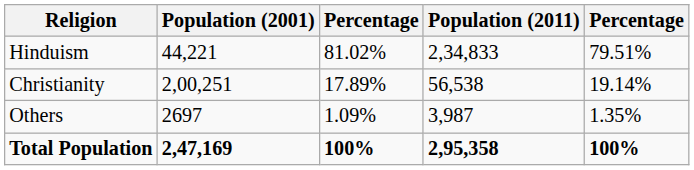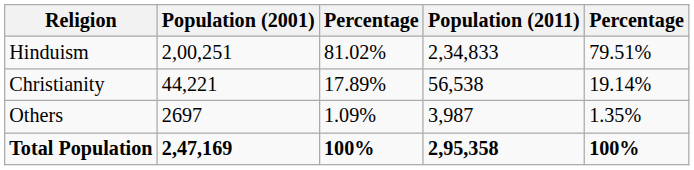(190, 52) 44,221 -> (197, 52) 2,00,251
(197, 84) 2,00,251 -> (190, 84) 44,221
